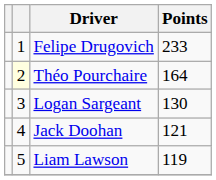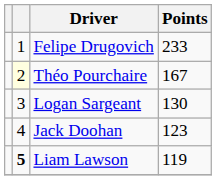(175, 74) 164 -> (175, 74) 167
(175, 131) 121 -> (175, 131) 123
(21, 159) normal -> (21, 159) bold
